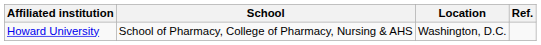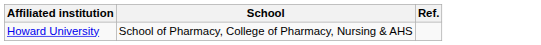- column: (462, 13)
